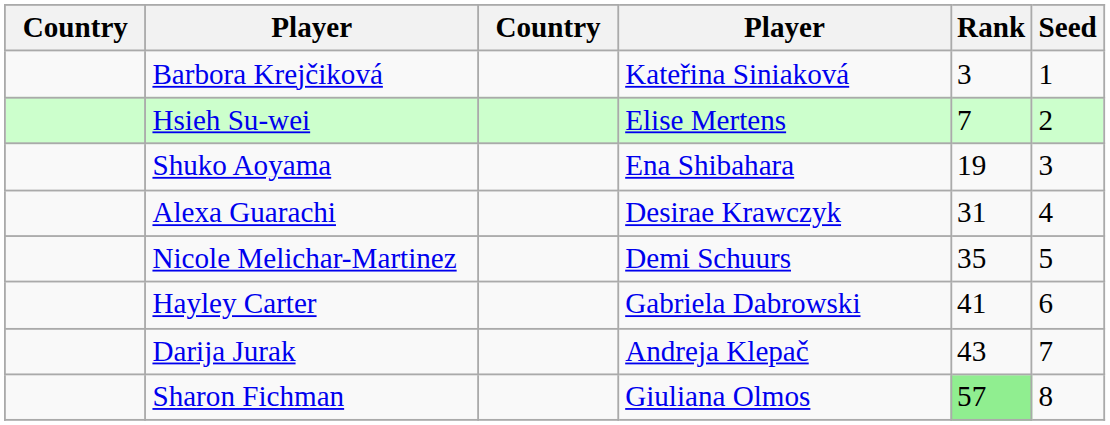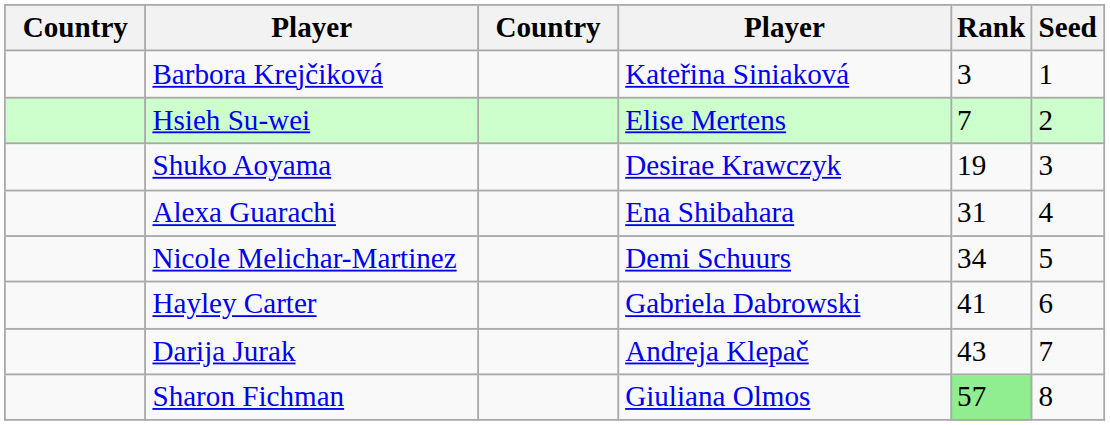(710, 166) Ena Shibahara -> (733, 166) Desirae Krawczyk
(733, 212) Desirae Krawczyk -> (710, 212) Ena Shibahara
(972, 258) 35 -> (972, 258) 34
